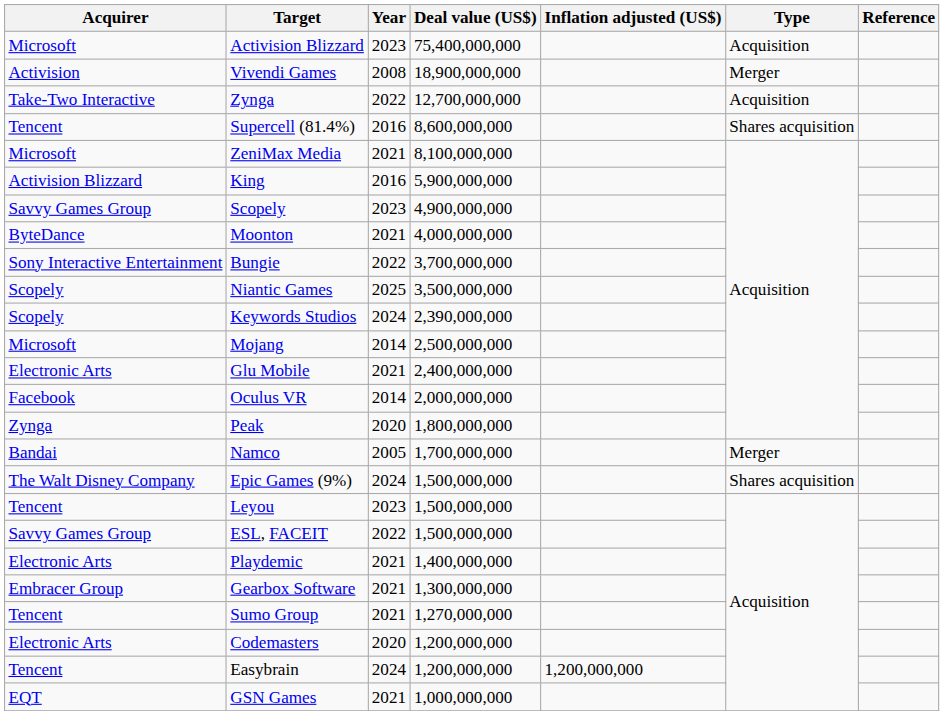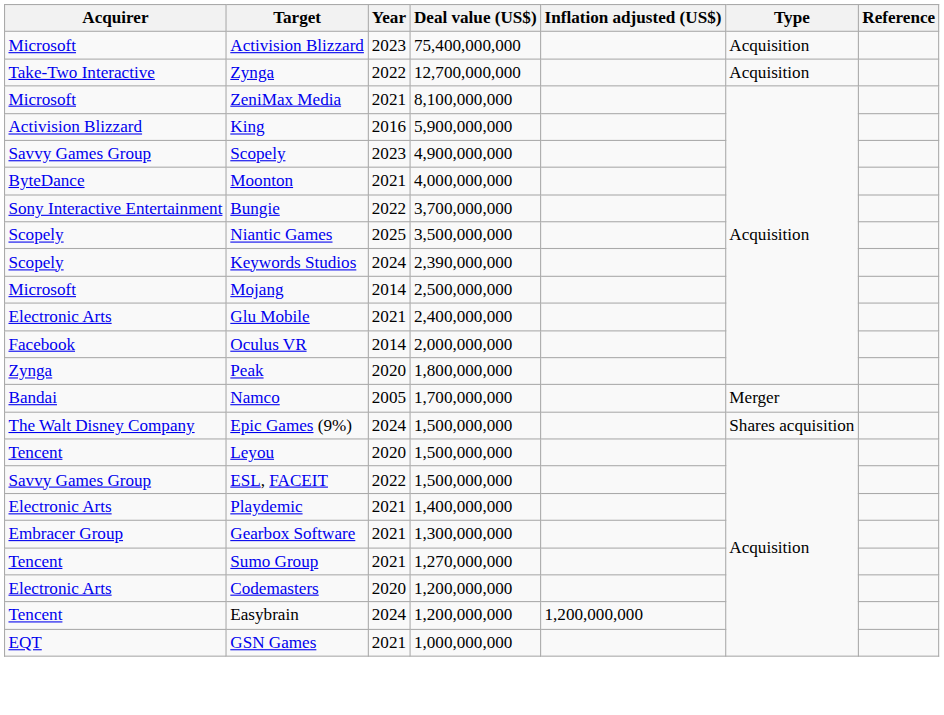- row: (283, 72)
- row: (293, 126)
(389, 506) 2023 -> (389, 452) 2020
